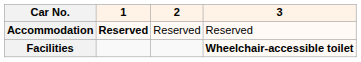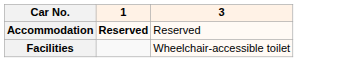- column: (177, 13)
(280, 48) bold -> (222, 48) normal
